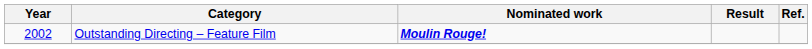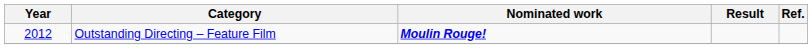(38, 33) 2002 -> (38, 33) 2012
